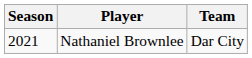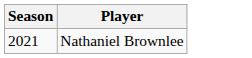- column: (217, 16)
